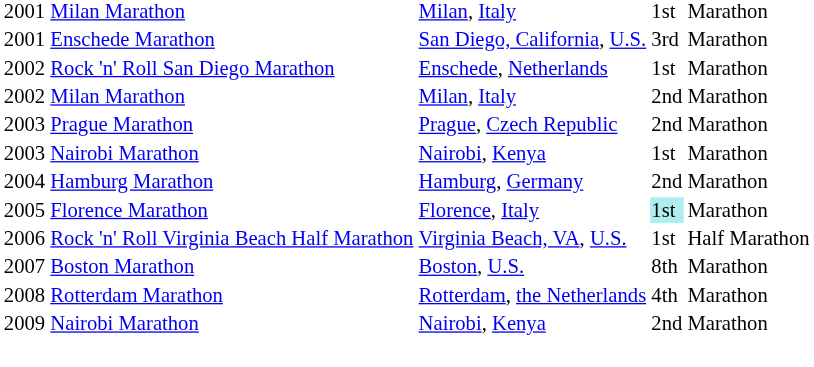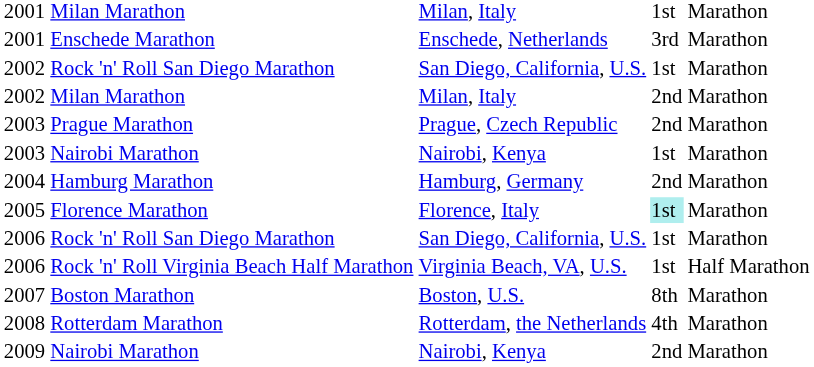(532, 39) San Diego, California, U.S. -> (513, 39) Enschede, Netherlands
(513, 68) Enschede, Netherlands -> (532, 68) San Diego, California, U.S.
+ row: (25, 238)
